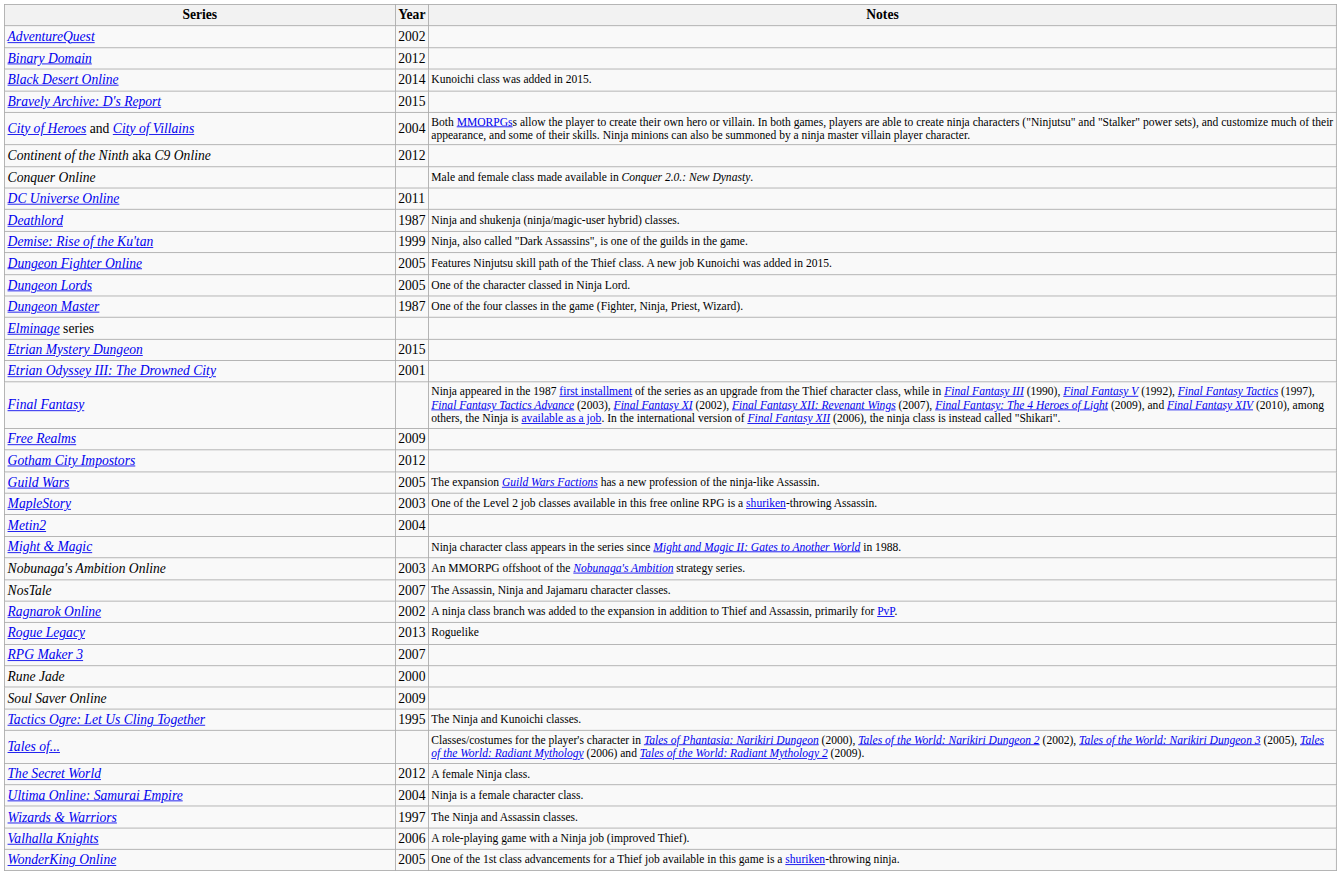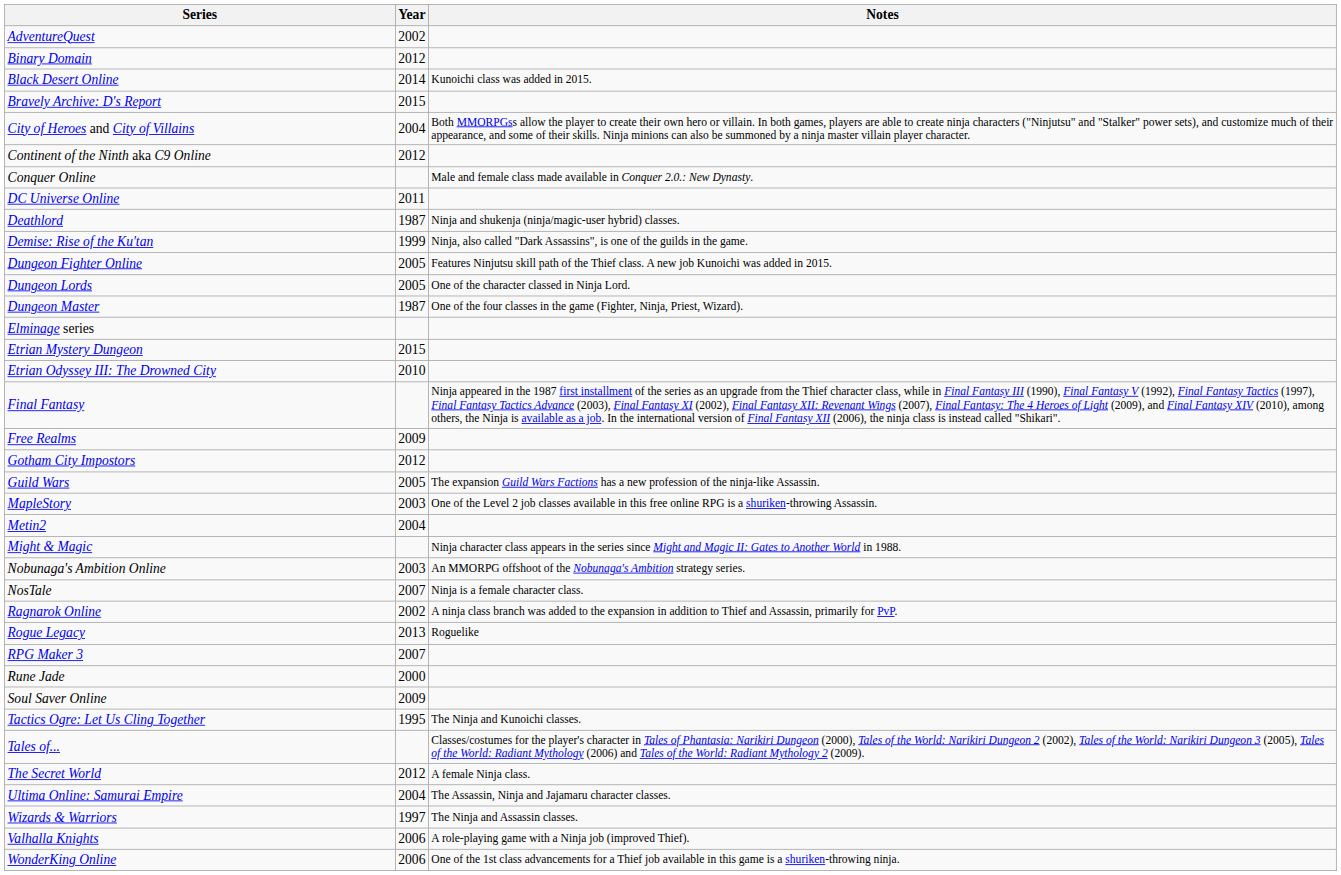(412, 371) 2001 -> (412, 371) 2010
(551, 590) The Assassin, Ninja and Jajamaru character classes. -> (507, 590) Ninja is a female character class.
(507, 795) Ninja is a female character class. -> (551, 795) The Assassin, Ninja and Jajamaru character classes.
(412, 860) 2005 -> (412, 860) 2006
